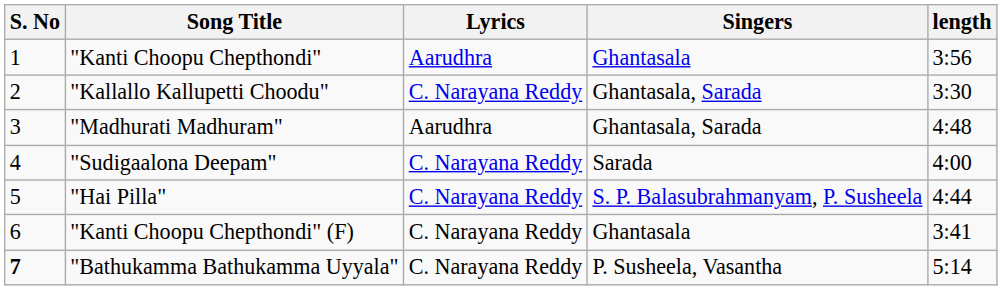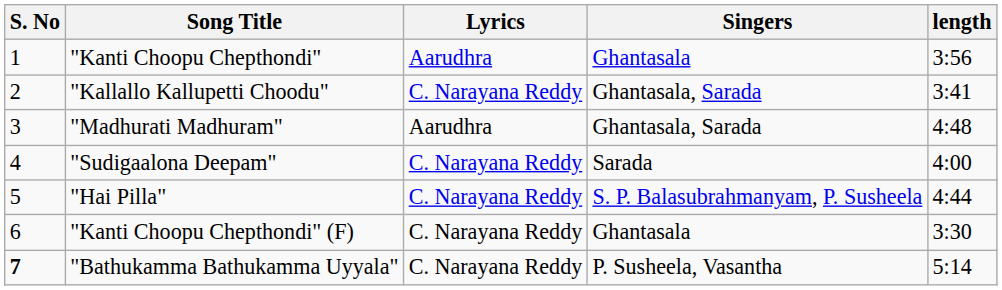(952, 92) 3:30 -> (952, 92) 3:41
(952, 232) 3:41 -> (952, 232) 3:30
